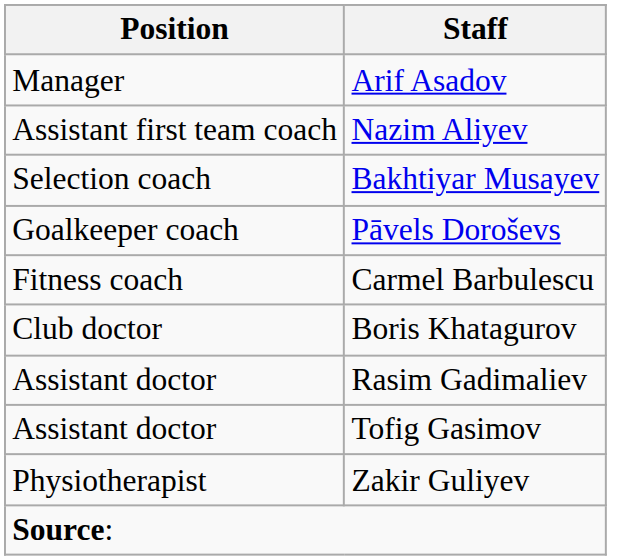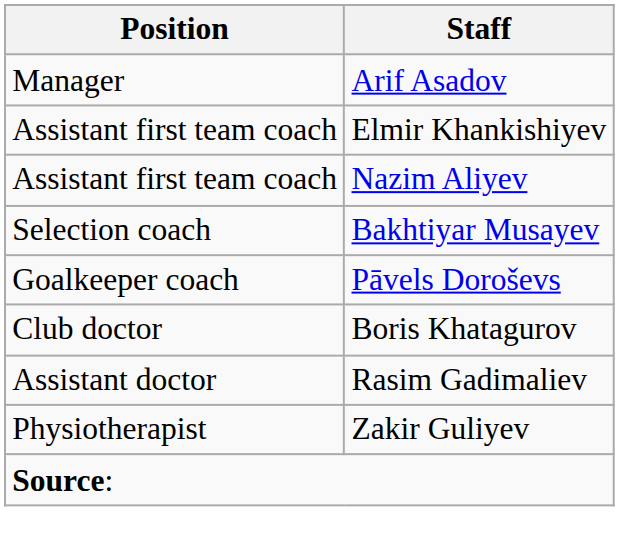+ row: (479, 129)
- row: (473, 279)
- row: (446, 429)
